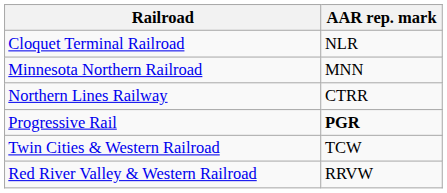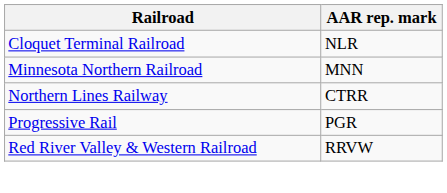(342, 122) bold -> (341, 122) normal
- row: (114, 148)
